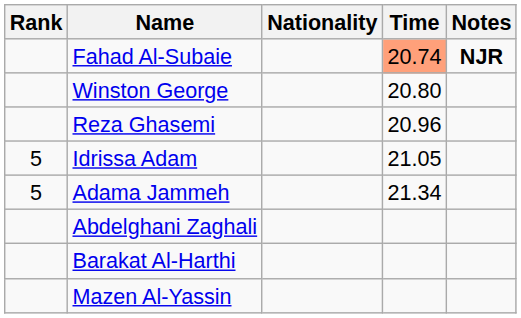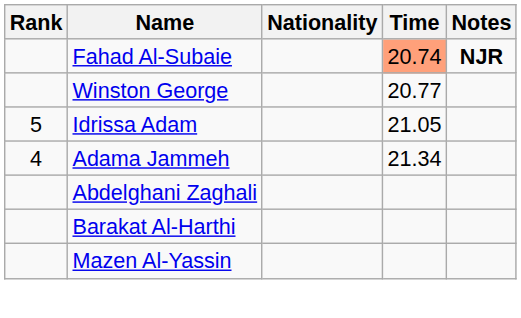(414, 90) 20.80 -> (414, 90) 20.77
- row: (144, 124)
(36, 193) 5 -> (36, 159) 4
